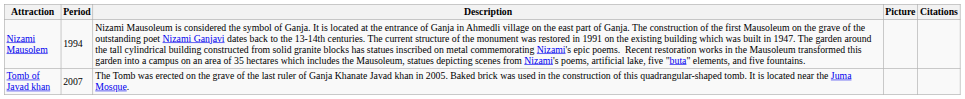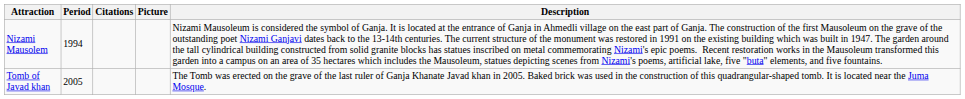columns swapped: (488, 12) <-> (939, 12)
(73, 81) 2007 -> (73, 81) 2005
